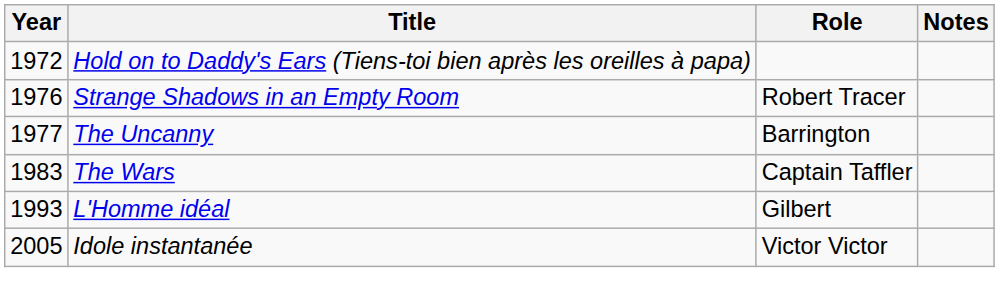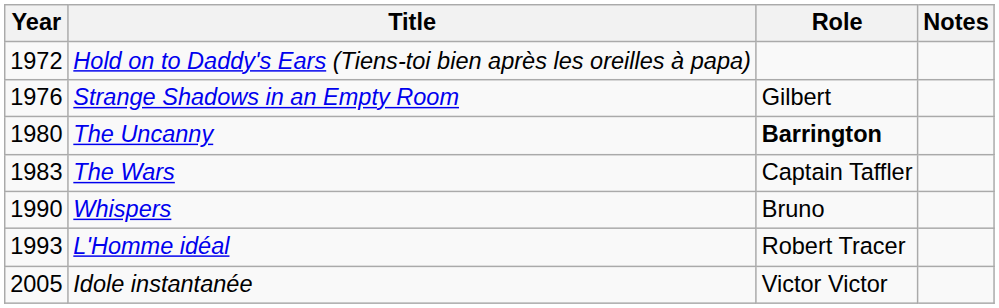(834, 97) Robert Tracer -> (796, 97) Gilbert
(36, 135) 1977 -> (36, 135) 1980
(816, 135) normal -> (822, 135) bold
+ row: (122, 209)
(796, 209) Gilbert -> (834, 246) Robert Tracer
